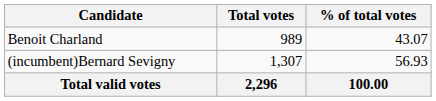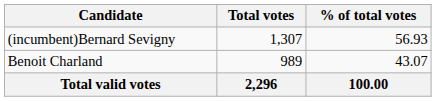rows swapped: (92, 61) <-> (55, 38)
